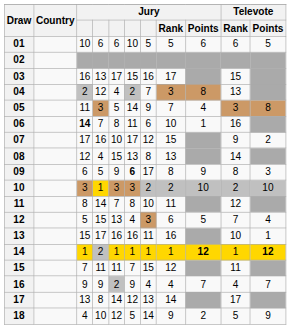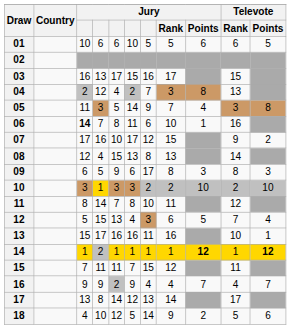(132, 172) bold -> (132, 172) normal
(203, 172) 9 -> (203, 172) 3
(268, 316) 9 -> (268, 316) 6
